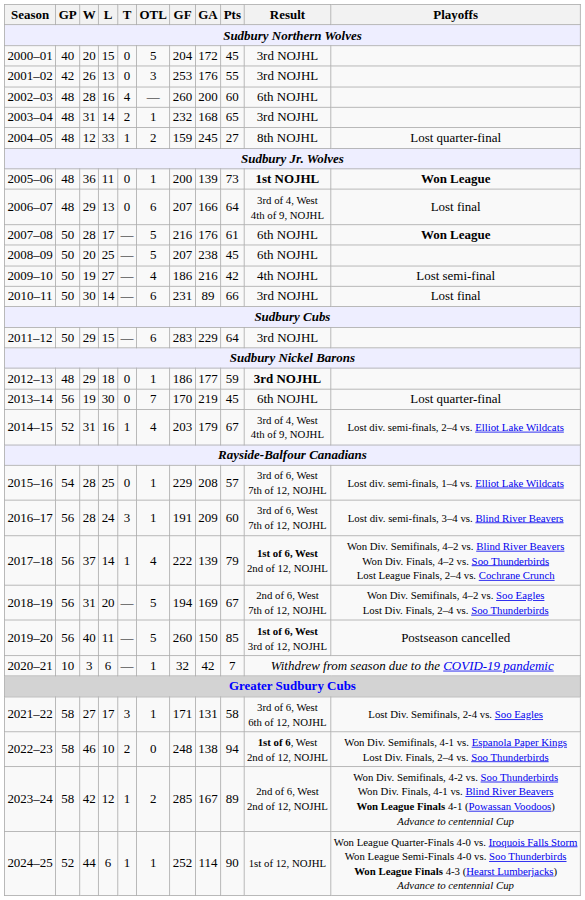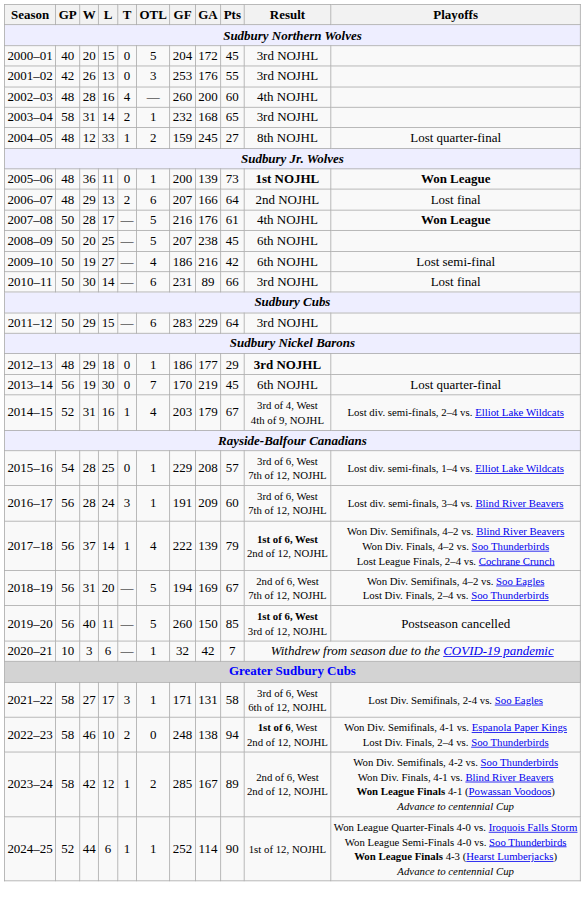(287, 96) 6th NOJHL -> (287, 96) 4th NOJHL
(68, 117) 48 -> (68, 117) 58
(127, 207) 0 -> (127, 199) 2
(287, 207) 3rd of 4, West 4th of 9, NOJHL -> (287, 199) 2nd NOJHL
(287, 234) 6th NOJHL -> (287, 220) 4th NOJHL
(287, 276) 4th NOJHL -> (287, 261) 6th NOJHL
(232, 378) 59 -> (232, 364) 29
